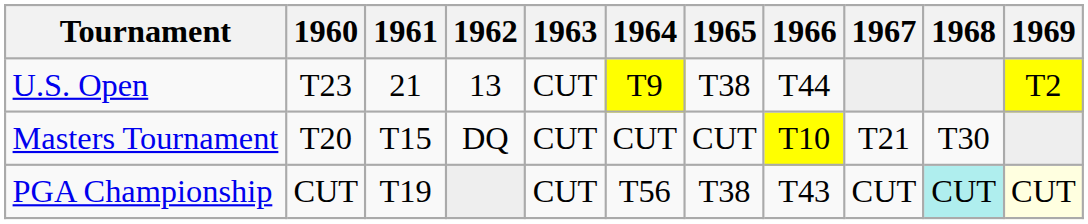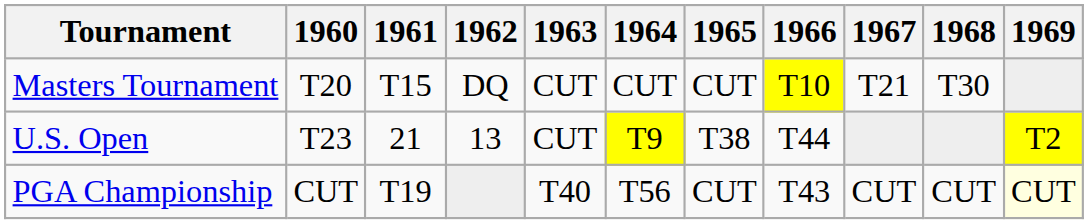rows swapped: (145, 138) <-> (80, 84)
(565, 191) CUT -> (565, 191) T40
(724, 191) T38 -> (724, 191) CUT
(964, 191) paleturquoise background -> (964, 191) no background
